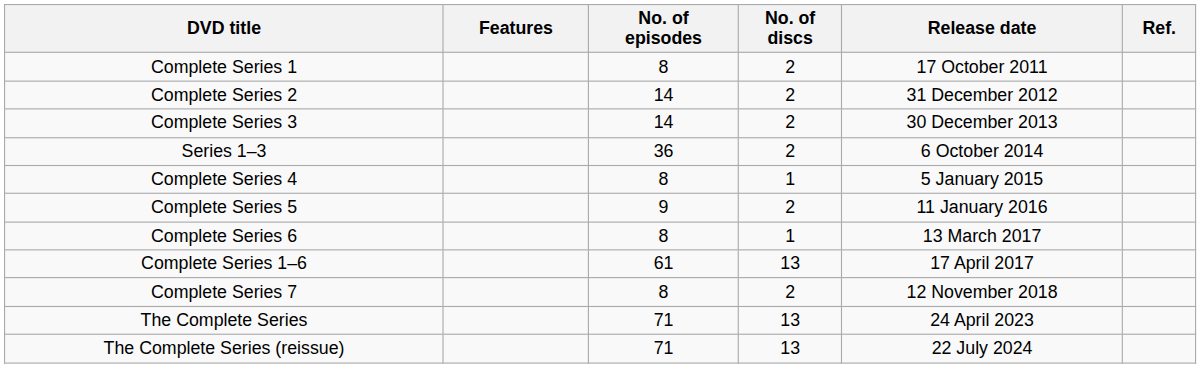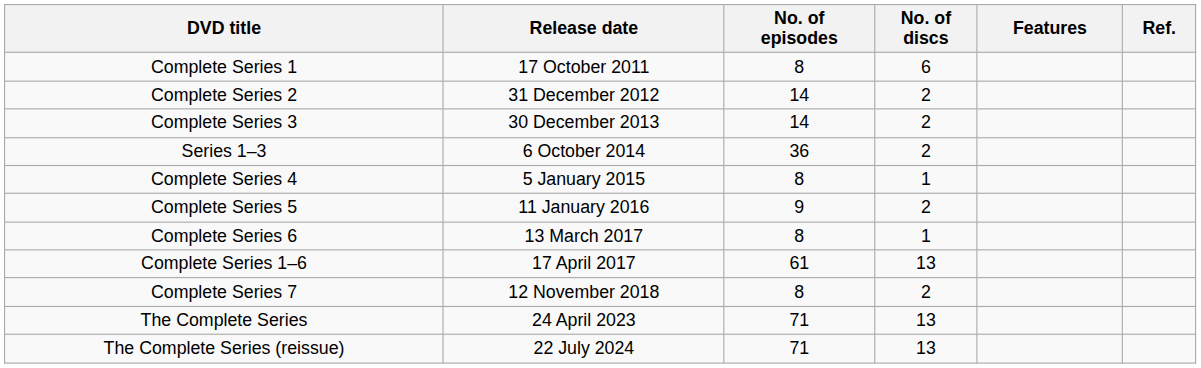columns swapped: (982, 28) <-> (516, 28)
(790, 66) 2 -> (926, 66) 6
